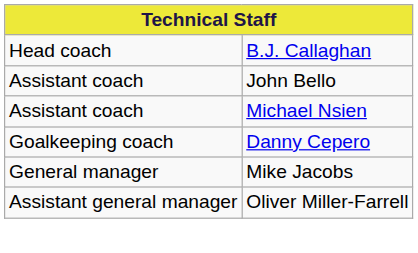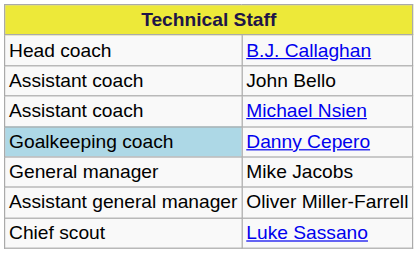(91, 141) no background -> (91, 141) lightblue background
+ row: (307, 232)
